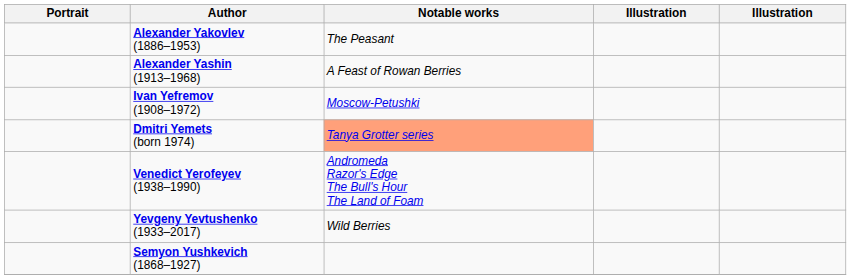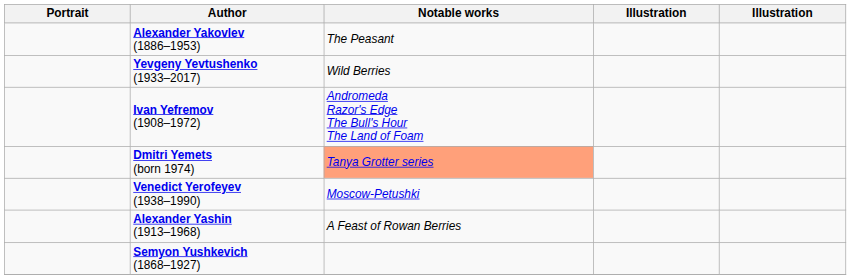rows swapped: (183, 71) <-> (195, 226)
(373, 103) Moscow-Petushki -> (375, 116) Andromeda Razor's Edge The Bull's Hour The Land of Foam
(375, 181) Andromeda Razor's Edge The Bull's Hour The Land of Foam -> (373, 194) Moscow-Petushki
